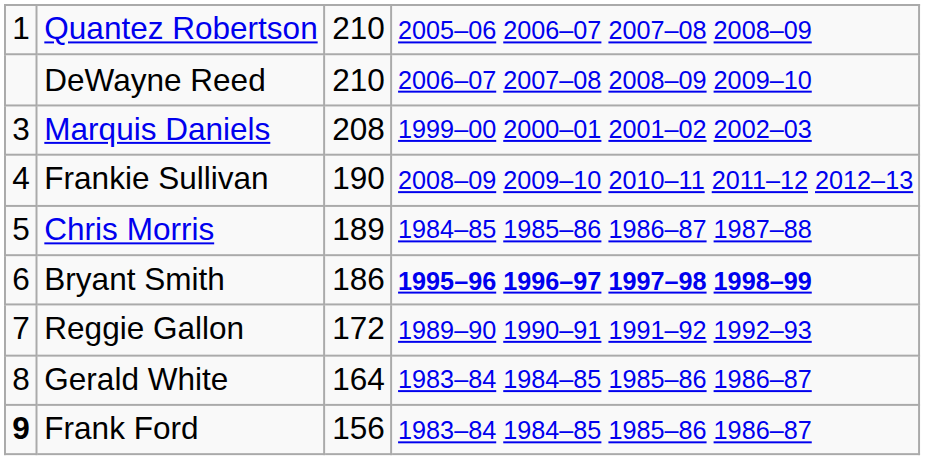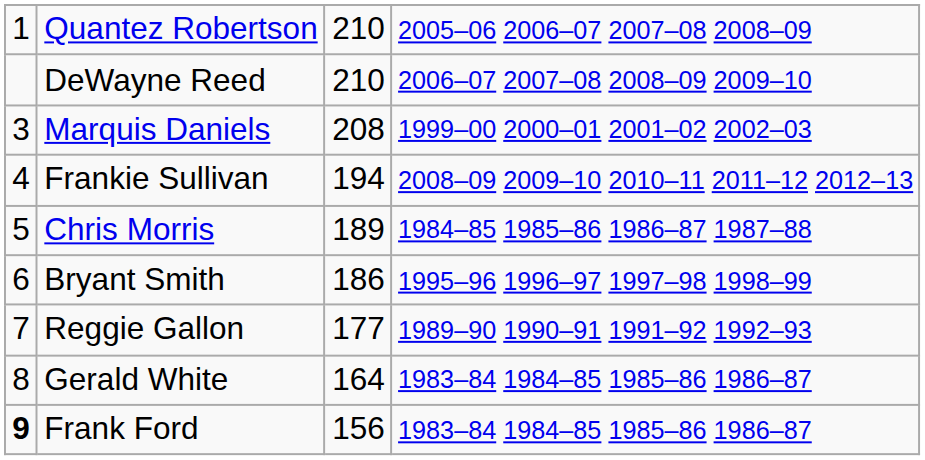(358, 179) 190 -> (358, 179) 194
(605, 280) bold -> (605, 280) normal
(358, 329) 172 -> (358, 329) 177
